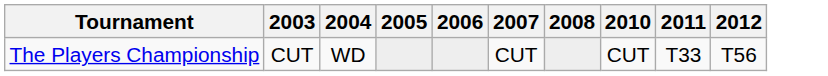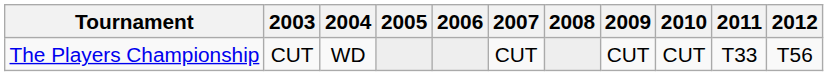+ column: (628, 21)
